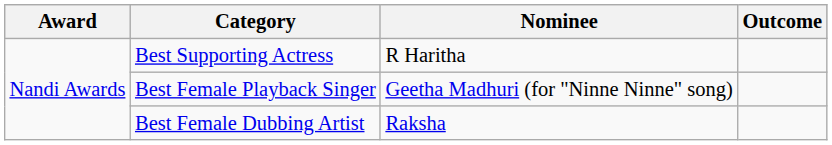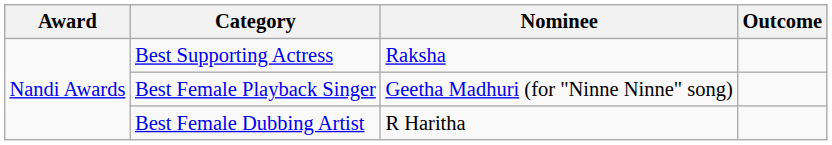(426, 55) R Haritha -> (416, 55) Raksha
(416, 123) Raksha -> (426, 123) R Haritha
